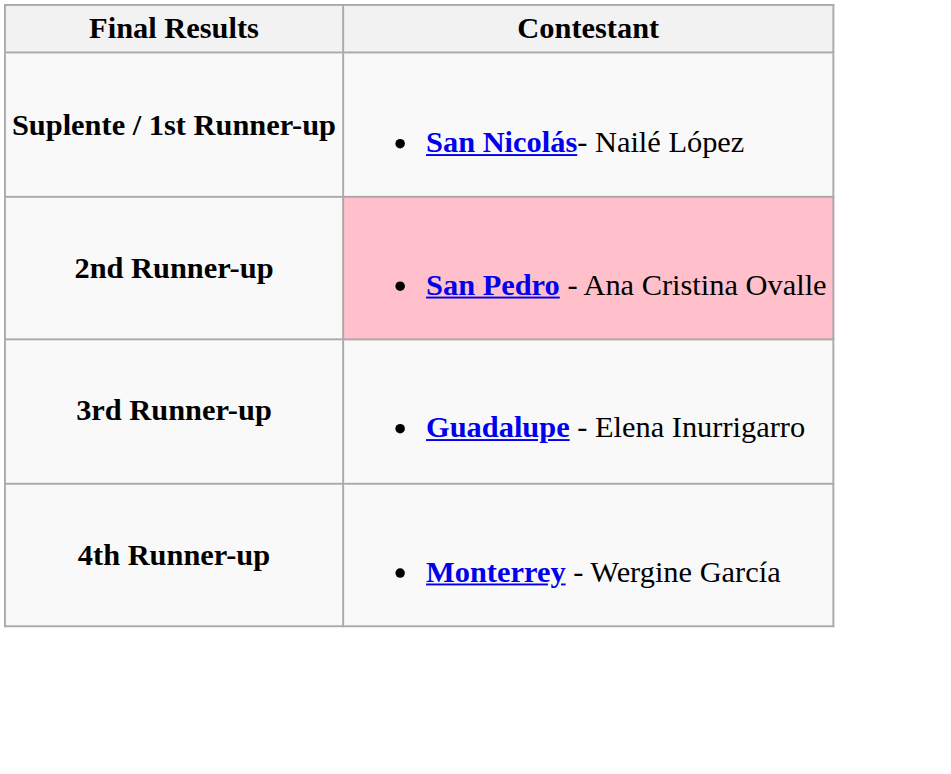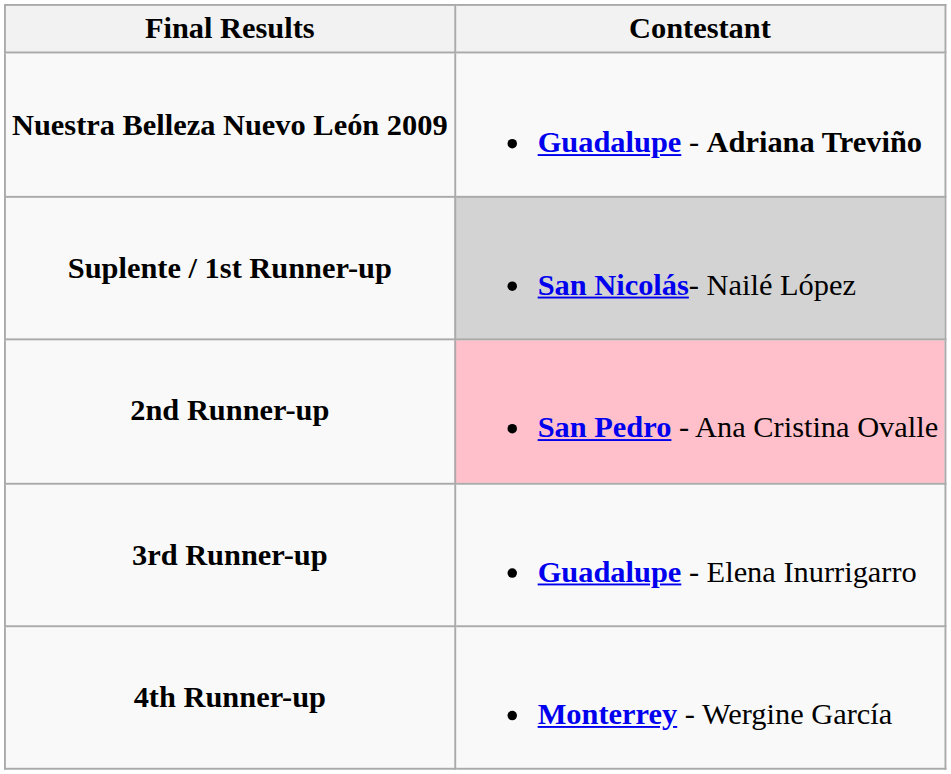+ row: (230, 124)
(588, 142) no background -> (700, 285) lightgrey background
